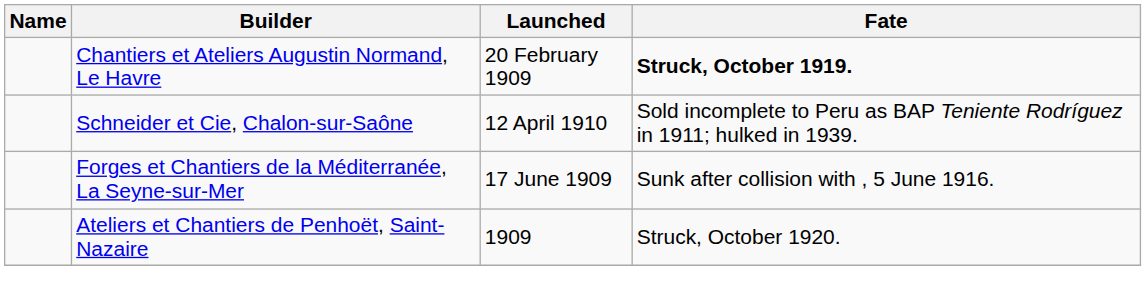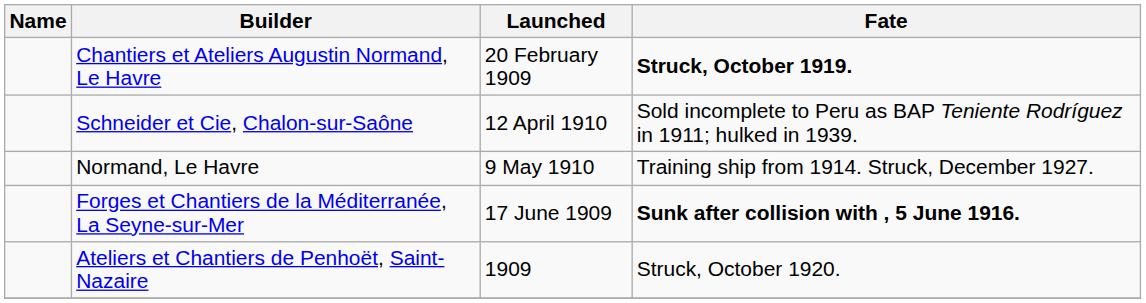+ row: (168, 168)
(816, 179) normal -> (828, 213) bold
